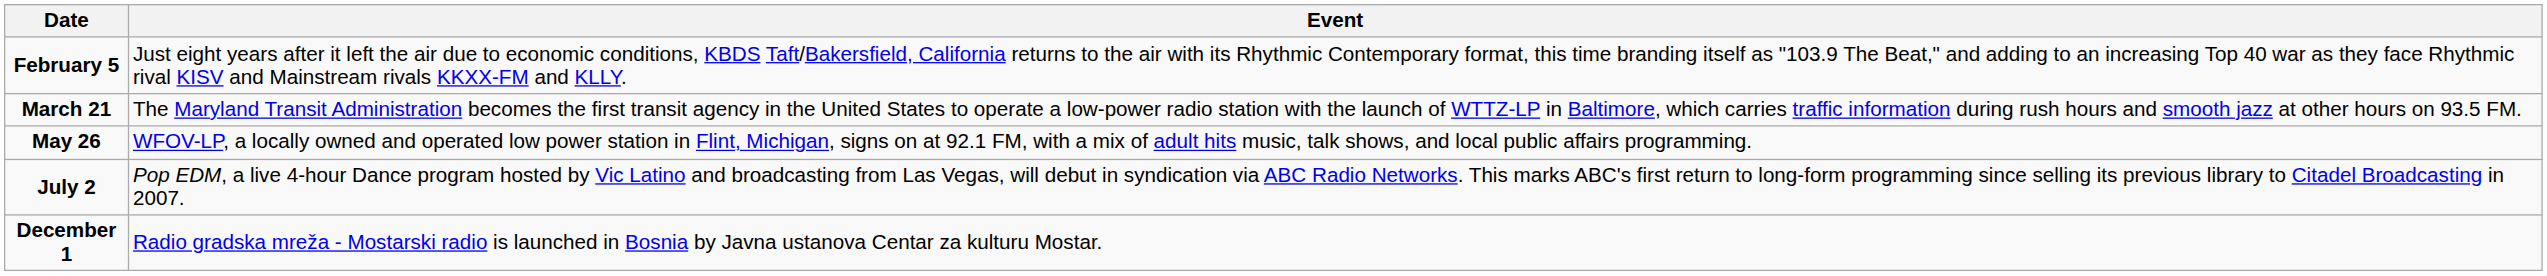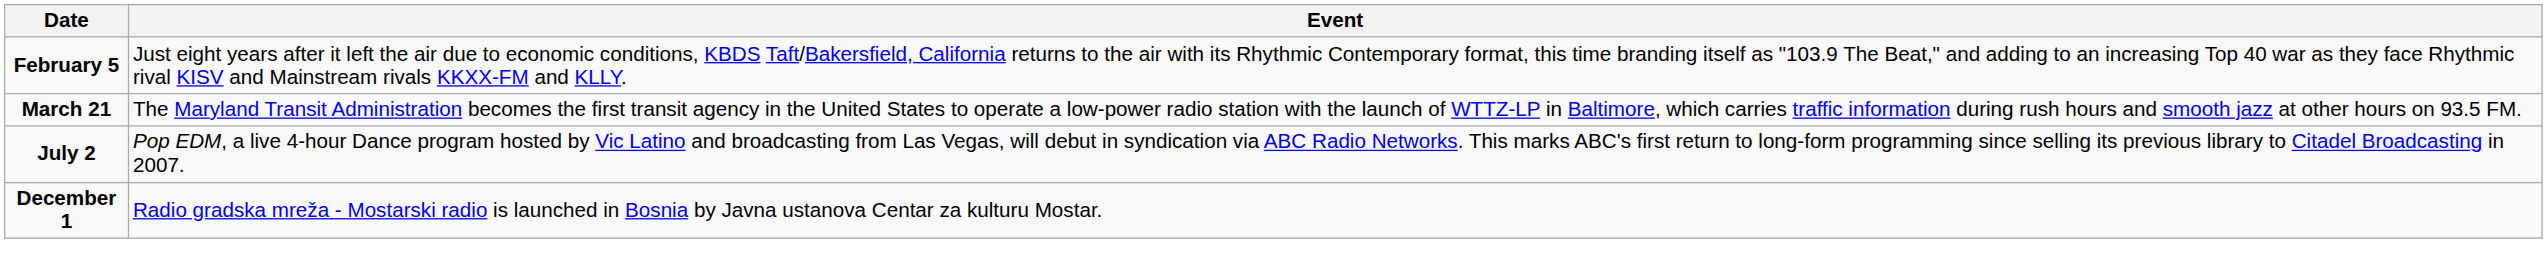- row: (66, 142)
